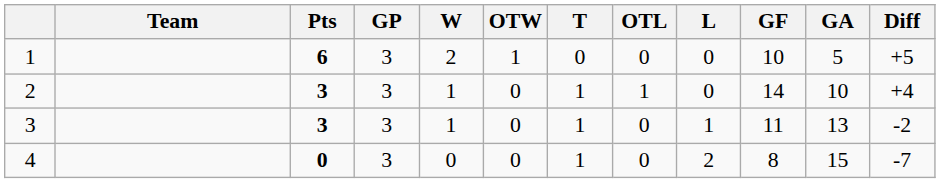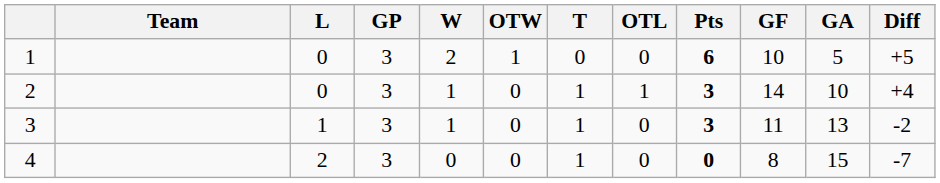columns swapped: (322, 21) <-> (709, 21)
